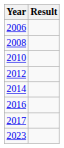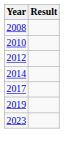- row: (16, 27)
- row: (16, 105)
+ row: (16, 105)
